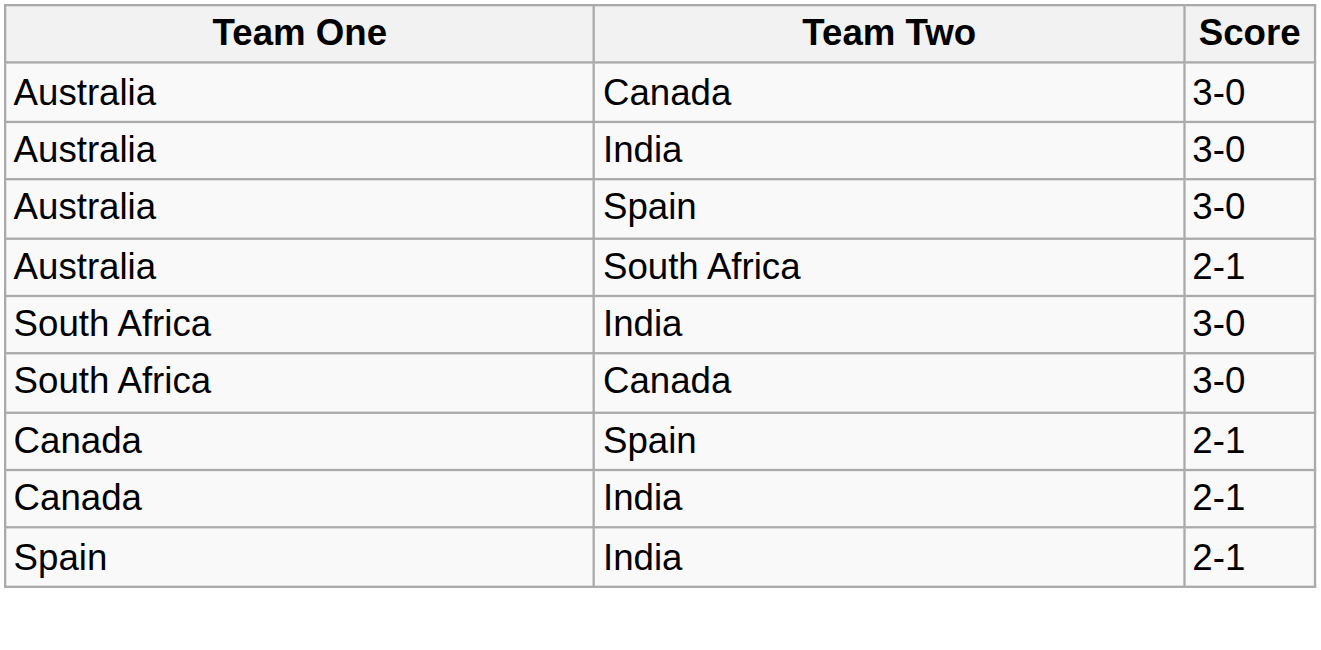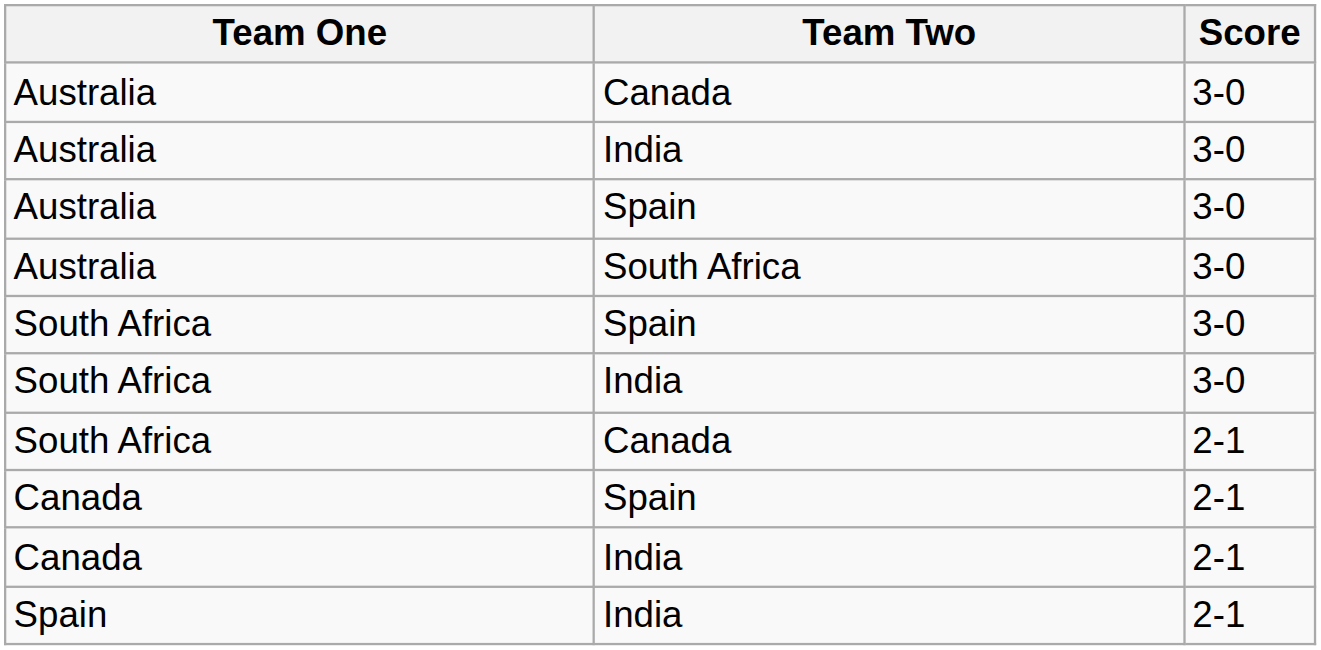(1219, 265) 2-1 -> (1219, 265) 3-0
+ row: (112, 324)
(1219, 382) 3-0 -> (1219, 440) 2-1
